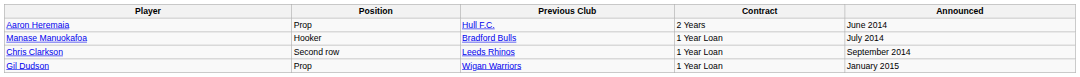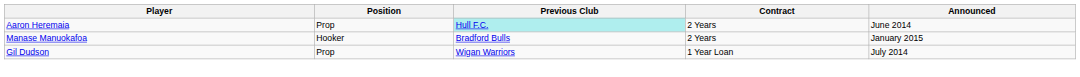(478, 25) no background -> (472, 25) paleturquoise background
(700, 39) 1 Year Loan -> (702, 39) 2 Years
(865, 39) July 2014 -> (897, 39) January 2015
- row: (35, 52)
(873, 66) January 2015 -> (889, 52) July 2014
